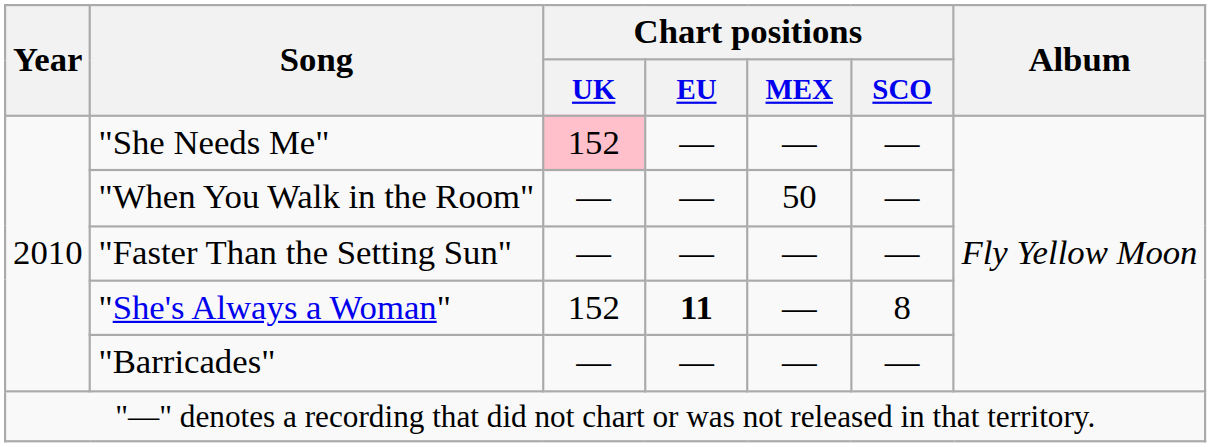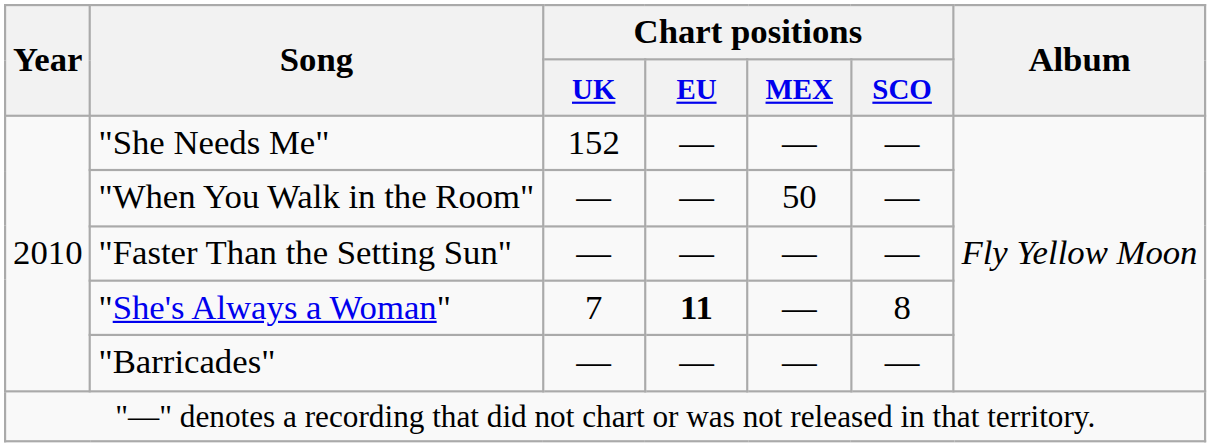(594, 142) pink background -> (594, 142) no background
(594, 307) 152 -> (594, 307) 7
